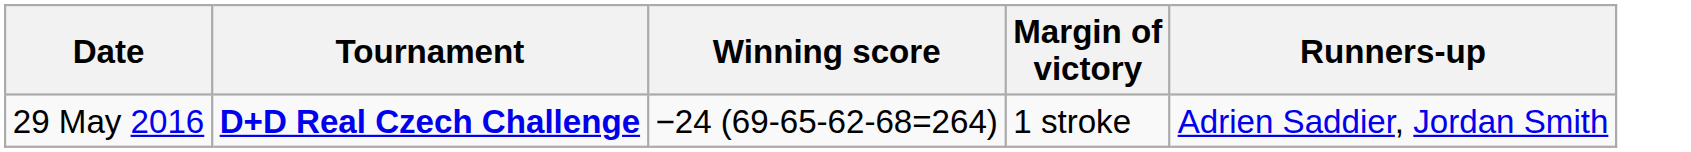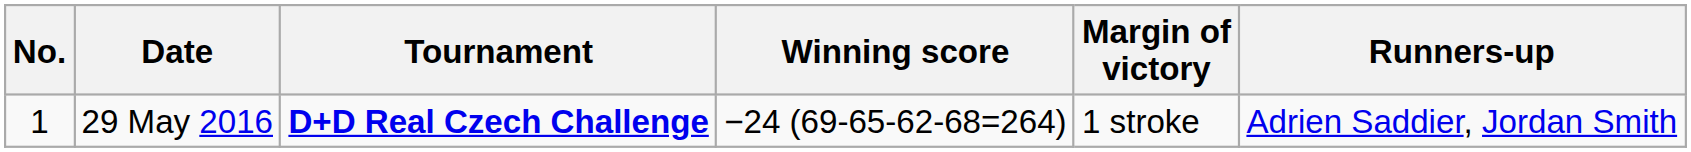+ column: (39, 50)
